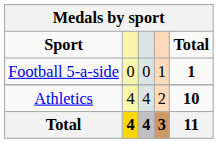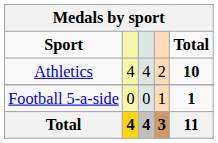rows swapped: (64, 98) <-> (64, 71)
